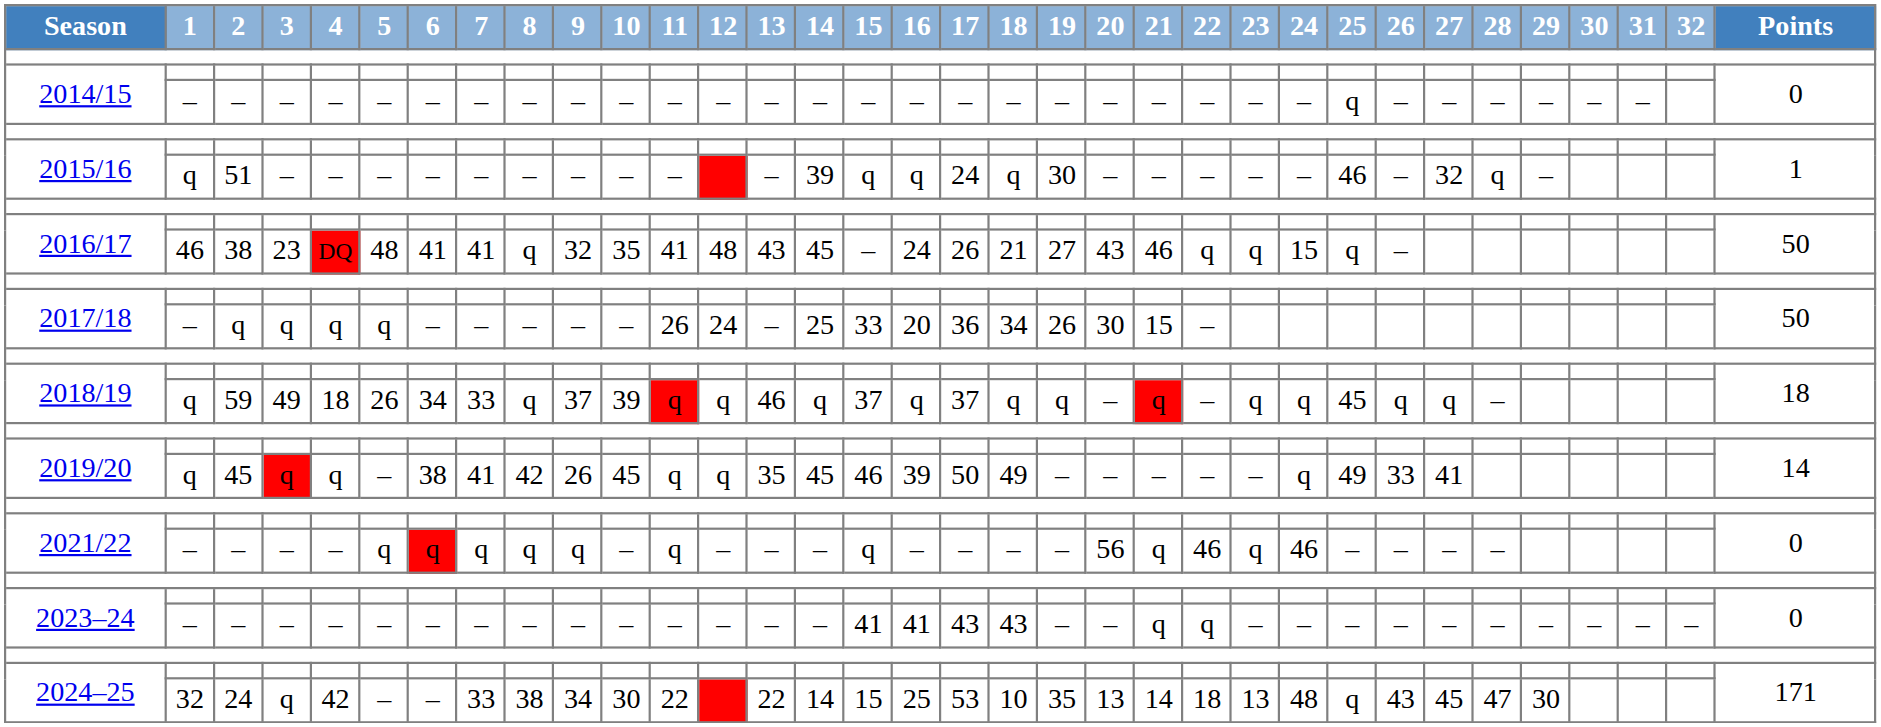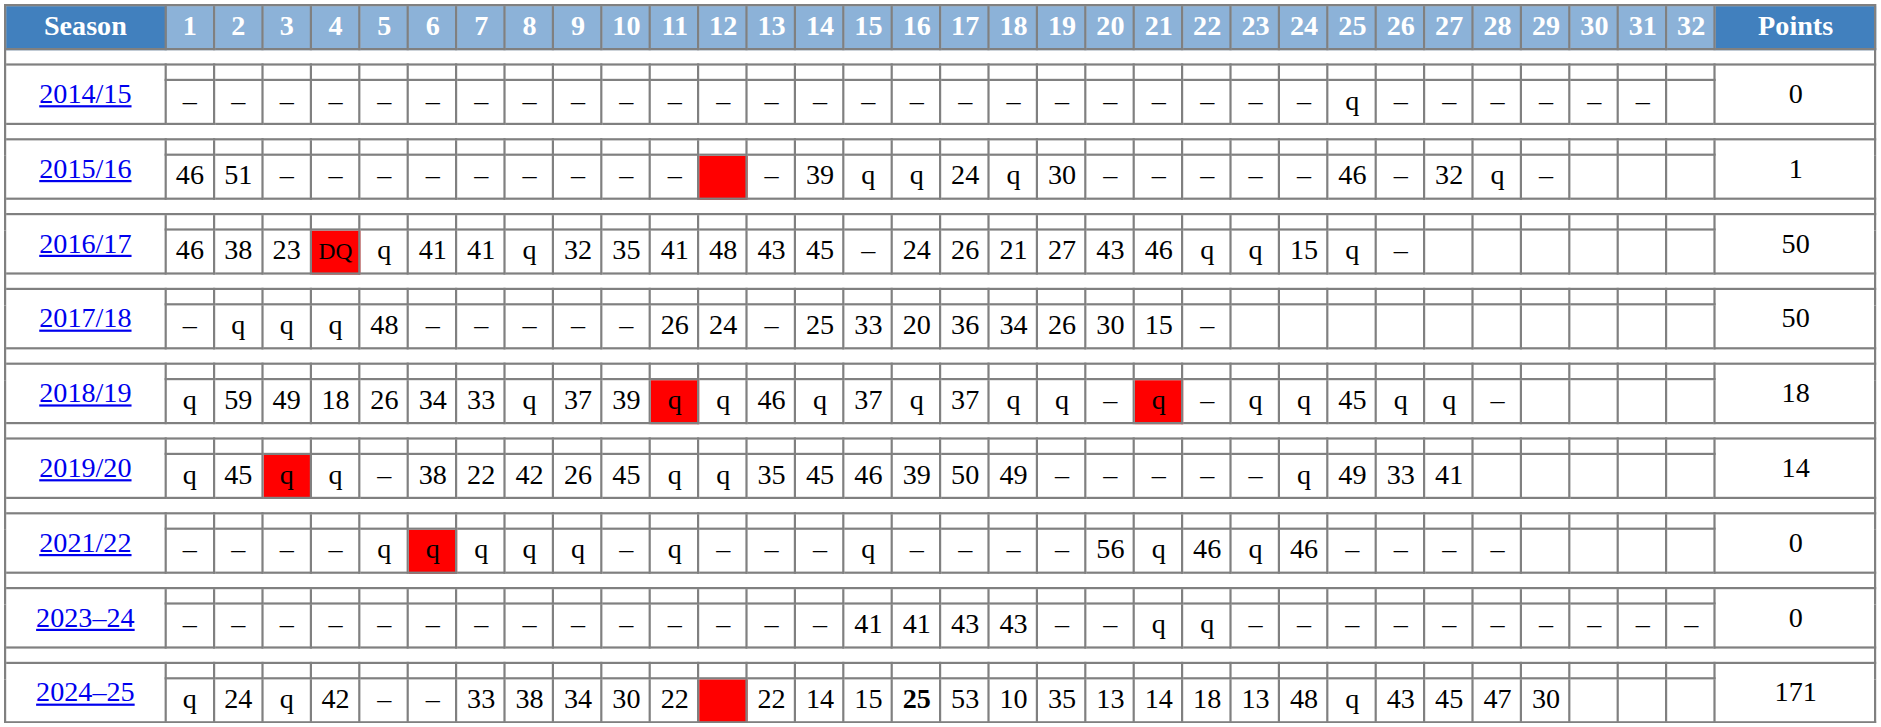(190, 176) q -> (190, 176) 46
(384, 250) 48 -> (384, 250) q
(384, 325) q -> (384, 325) 48
(481, 475) 41 -> (481, 475) 22
(190, 699) 32 -> (190, 699) q
(917, 699) normal -> (917, 699) bold
